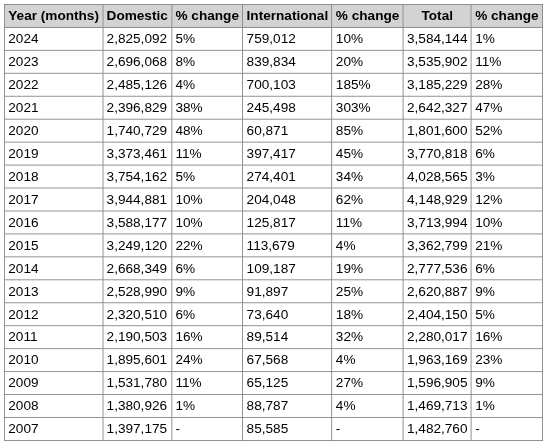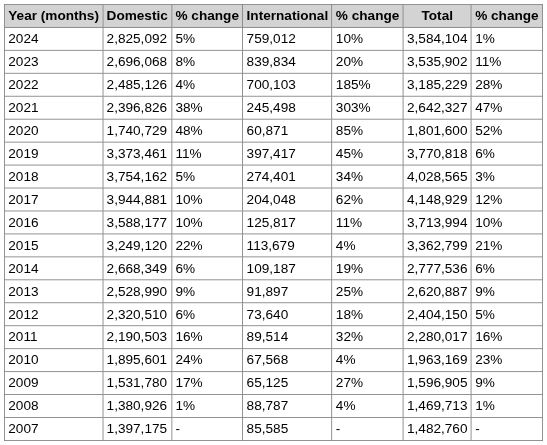(437, 38) 3,584,144 -> (437, 38) 3,584,104
(137, 107) 2,396,829 -> (137, 107) 2,396,826
(189, 383) 11% -> (189, 383) 17%
